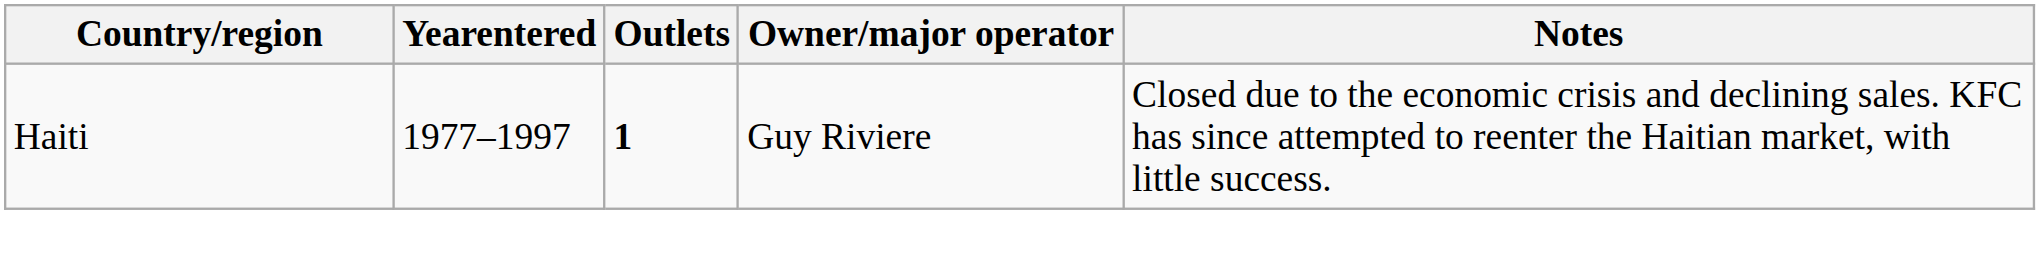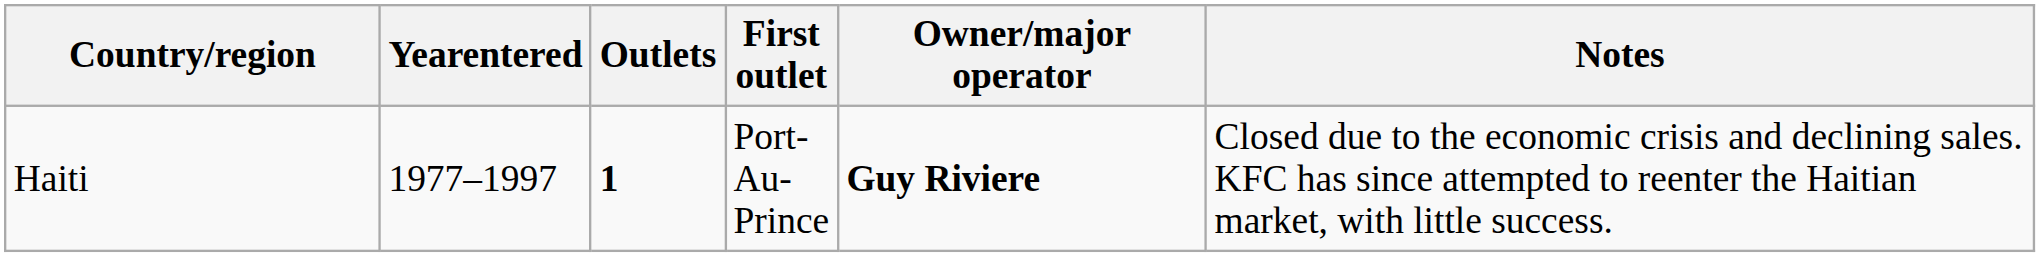+ column: (781, 55)
(839, 135) normal -> (943, 177) bold
